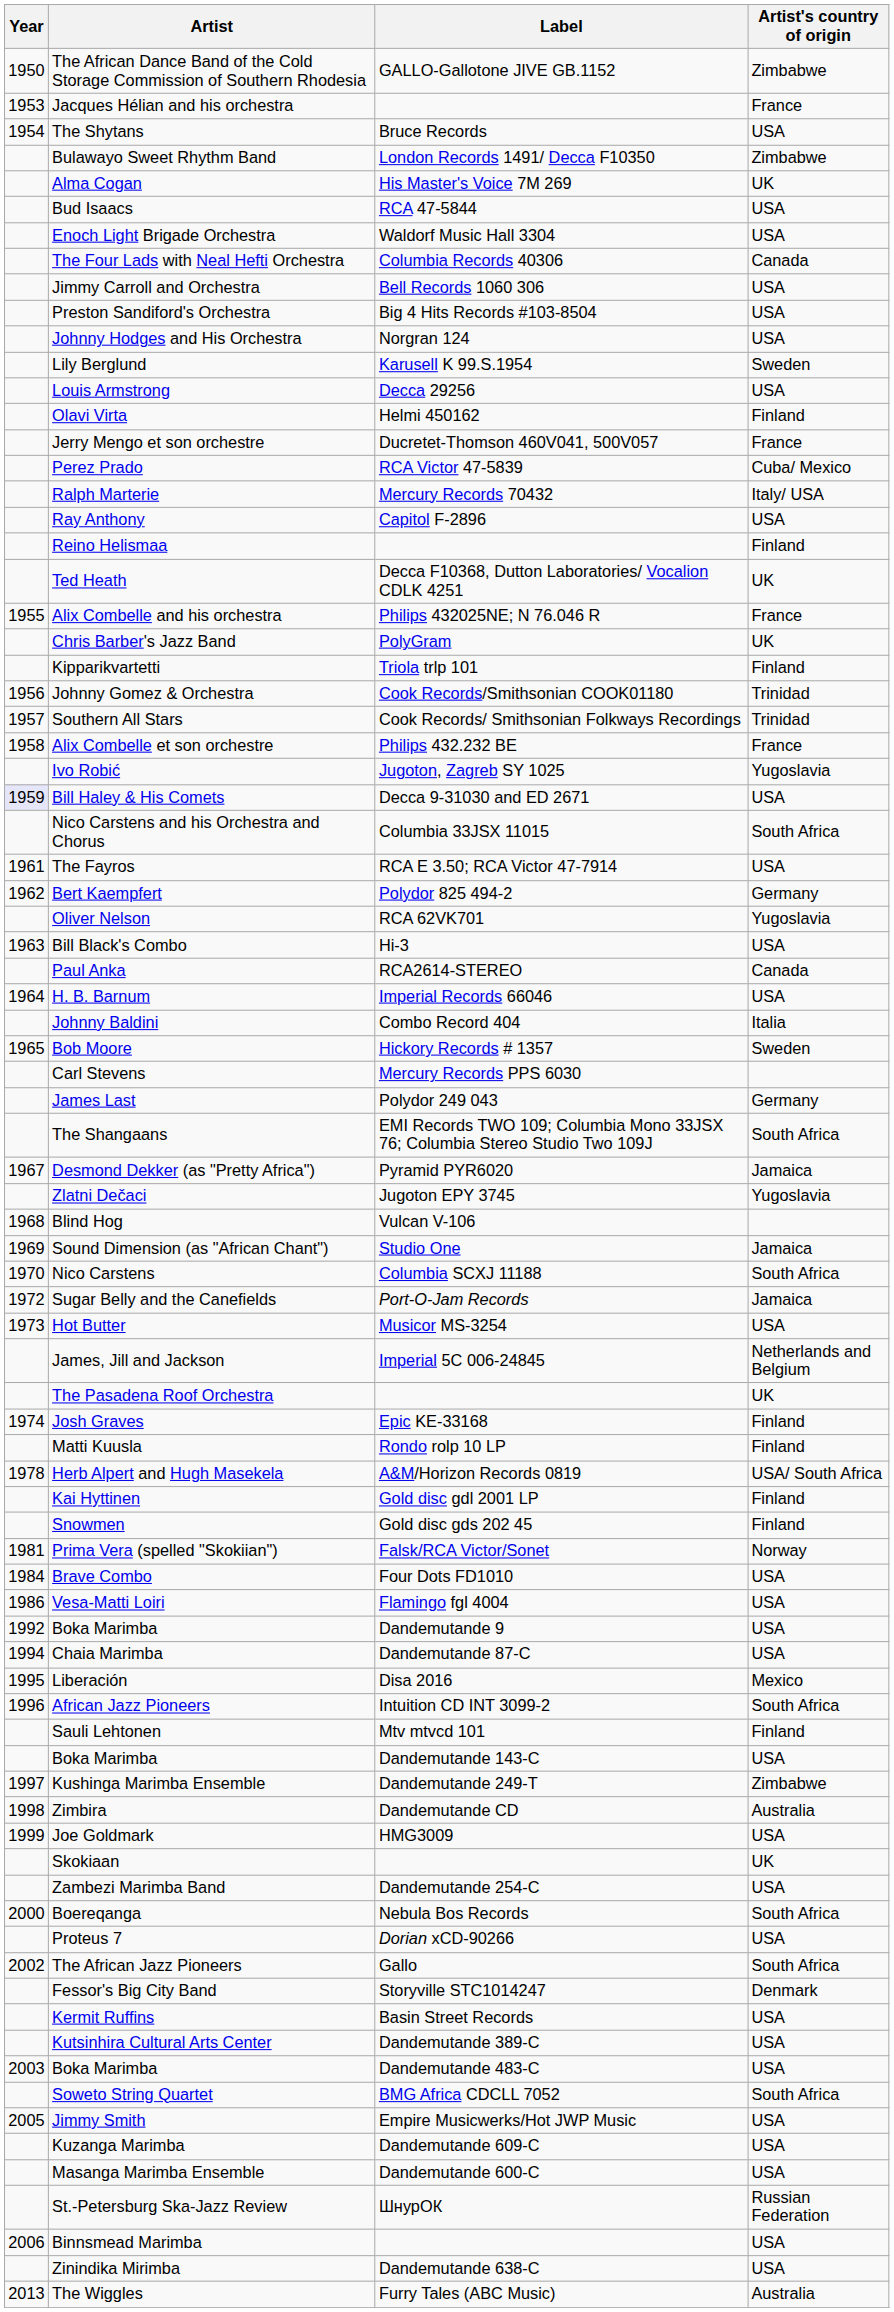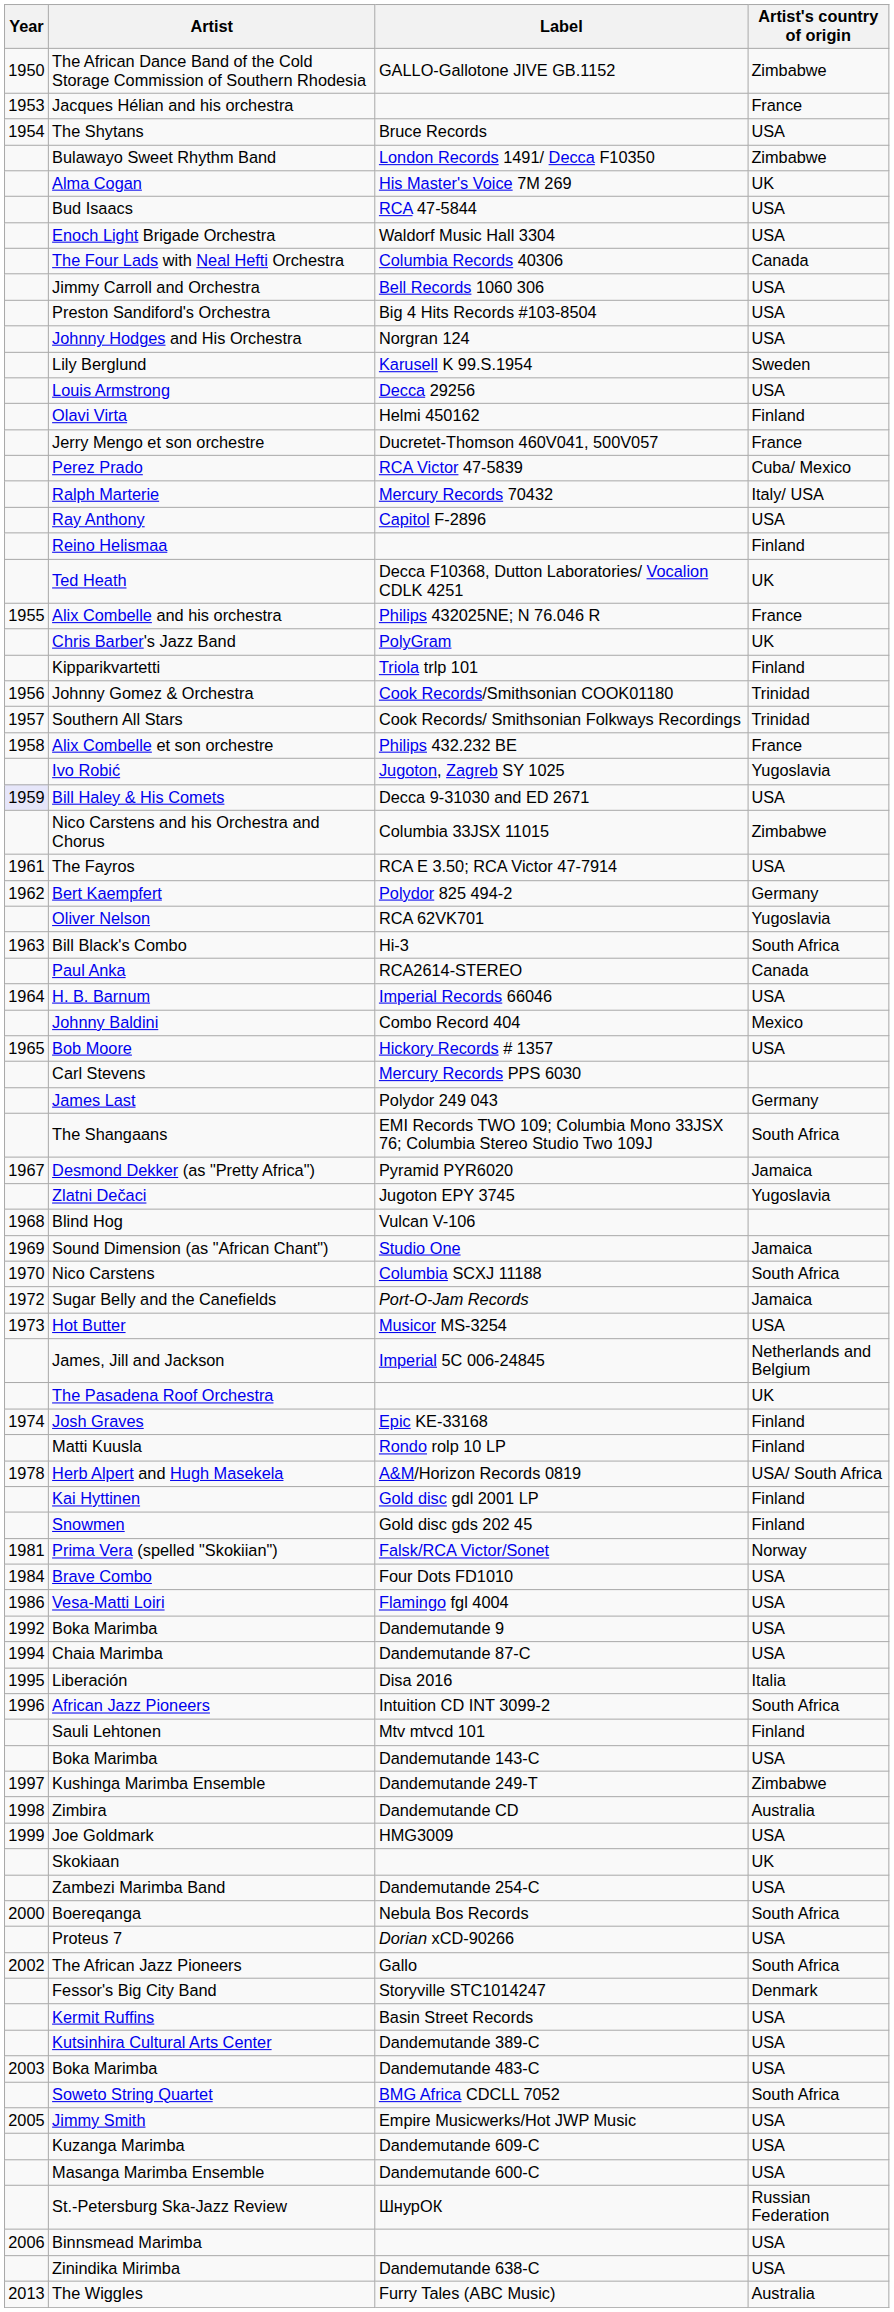(795, 832) South Africa -> (789, 832) Zimbabwe
(768, 945) USA -> (795, 945) South Africa
(769, 1022) Italia -> (777, 1022) Mexico
(781, 1048) Sweden -> (768, 1048) USA
(777, 1680) Mexico -> (769, 1680) Italia
